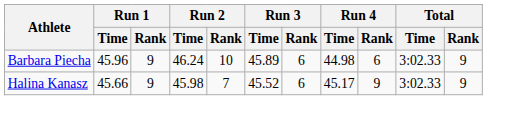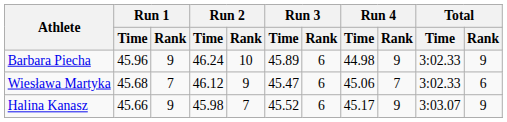(377, 61) 6 -> (397, 61) 9
+ row: (59, 83)
(420, 83) 3:02.33 -> (440, 106) 3:03.07
